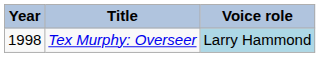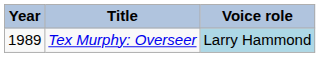(25, 40) 1998 -> (25, 40) 1989
